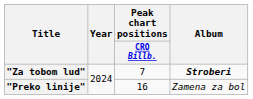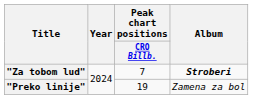(142, 87) 16 -> (142, 87) 19
